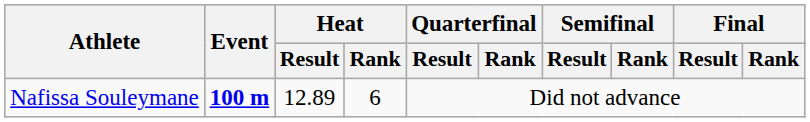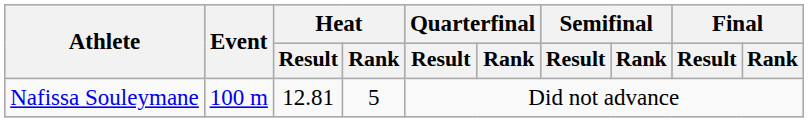(239, 97) bold -> (239, 97) normal
(309, 97) 12.89 -> (308, 97) 12.81
(375, 97) 6 -> (374, 97) 5
